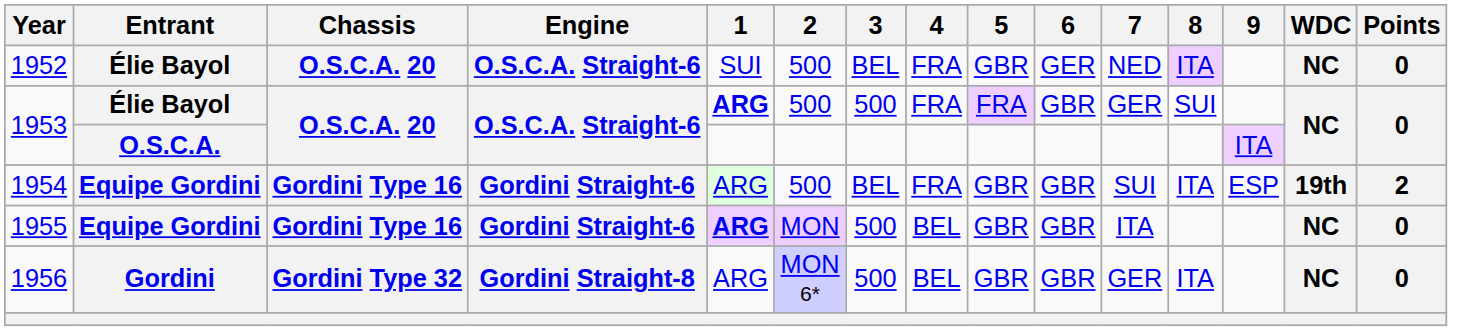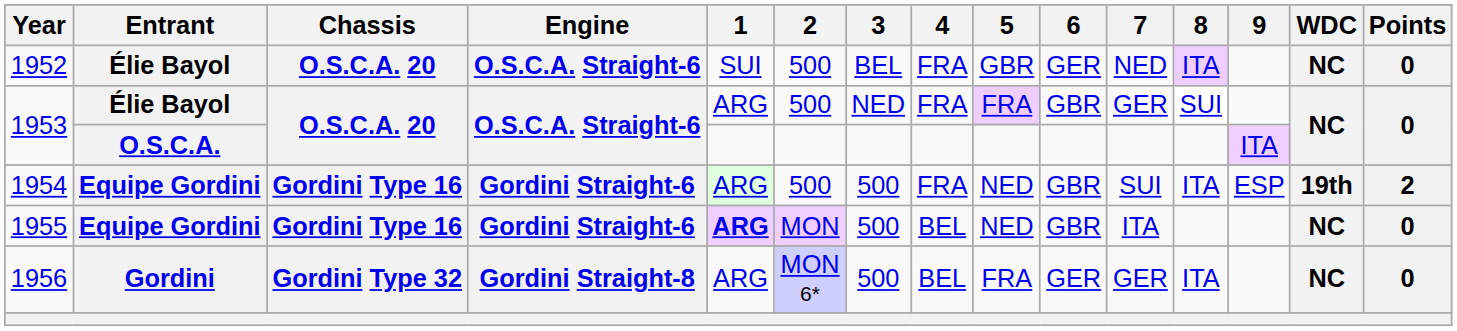(741, 105) bold -> (741, 105) normal
(875, 105) 500 -> (878, 105) NED
(875, 185) BEL -> (878, 185) 500
(1001, 185) GBR -> (1007, 185) NED
(1001, 225) GBR -> (1007, 225) NED
(1001, 280) GBR -> (1007, 280) FRA
(1068, 280) GBR -> (1074, 280) GER
